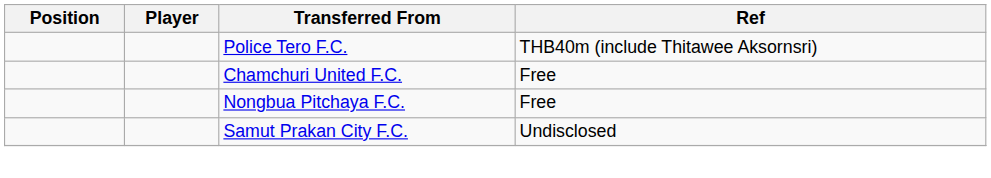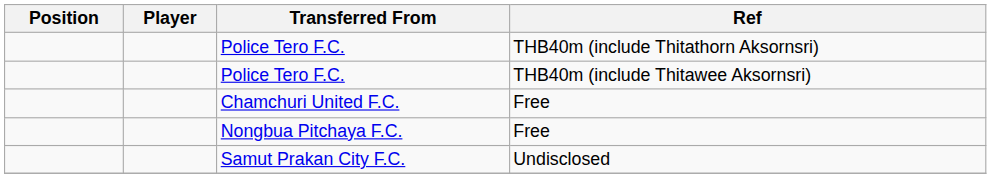+ row: (283, 46)
